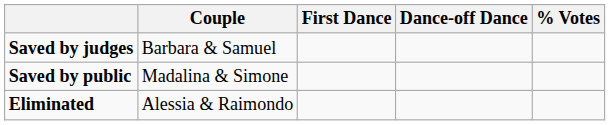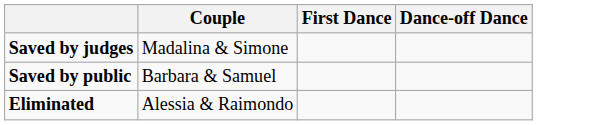- column: (568, 18)
(209, 47) Barbara & Samuel -> (215, 47) Madalina & Simone
(215, 76) Madalina & Simone -> (209, 76) Barbara & Samuel
